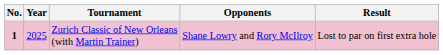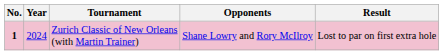(37, 35) 2025 -> (37, 35) 2024
